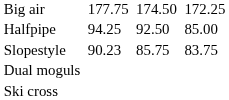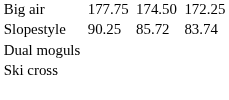- row: (30, 29)
(104, 50) 90.23 -> (104, 29) 90.25
(153, 50) 85.75 -> (153, 29) 85.72
(201, 50) 83.75 -> (201, 29) 83.74
